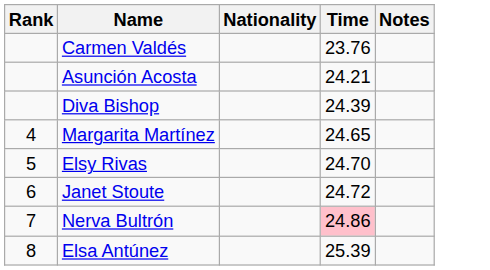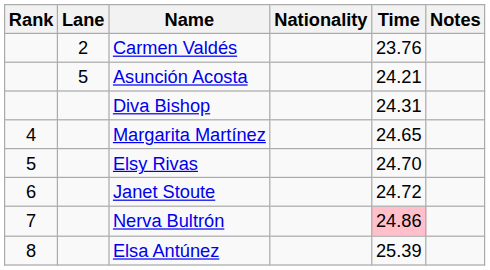+ column: (83, 19)
(348, 106) 24.39 -> (399, 106) 24.31
